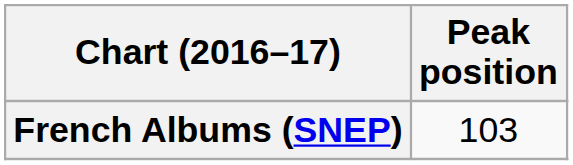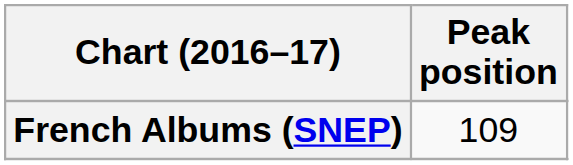(488, 129) 103 -> (488, 129) 109
